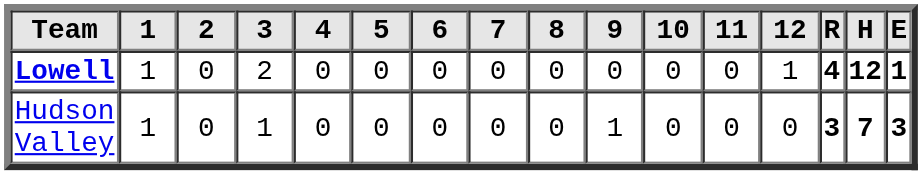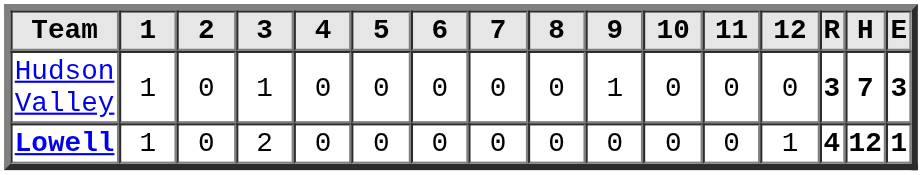rows swapped: (65, 128) <-> (65, 71)
